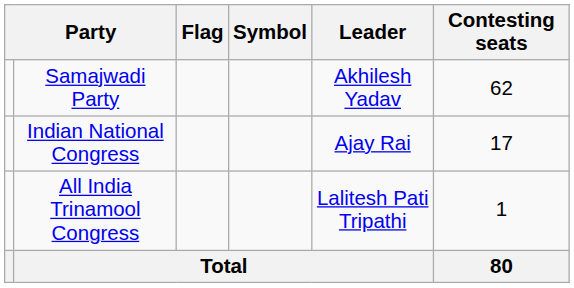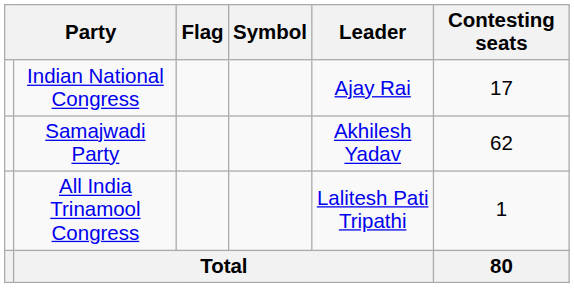rows swapped: (95, 87) <-> (95, 143)
